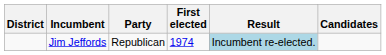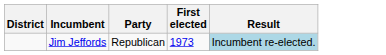- column: (349, 25)
(182, 42) 1974 -> (182, 42) 1973
